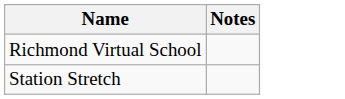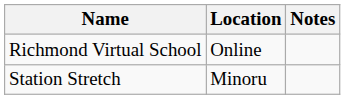+ column: (246, 19)
